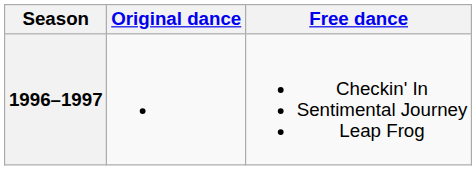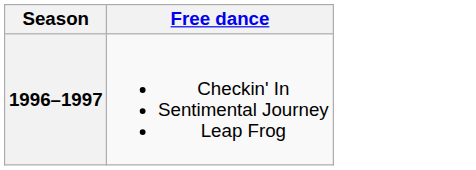- column: (176, 19)
